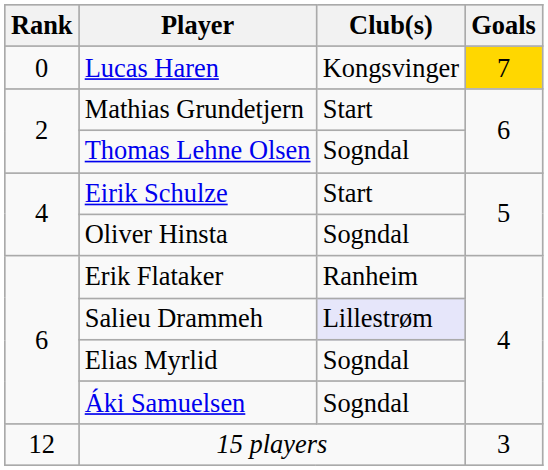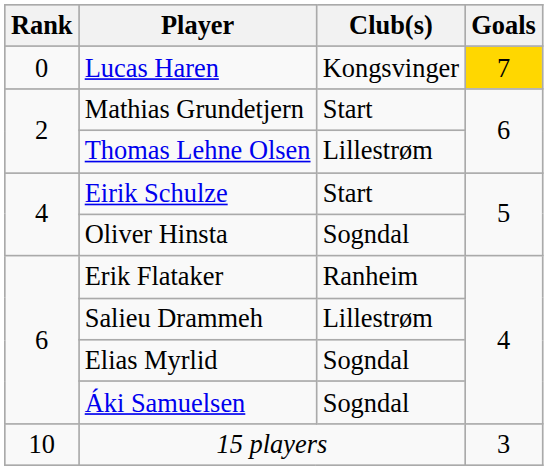(366, 151) Sogndal -> (378, 151) Lillestrøm
(378, 318) lavender background -> (378, 318) no background
(42, 444) 12 -> (42, 444) 10
